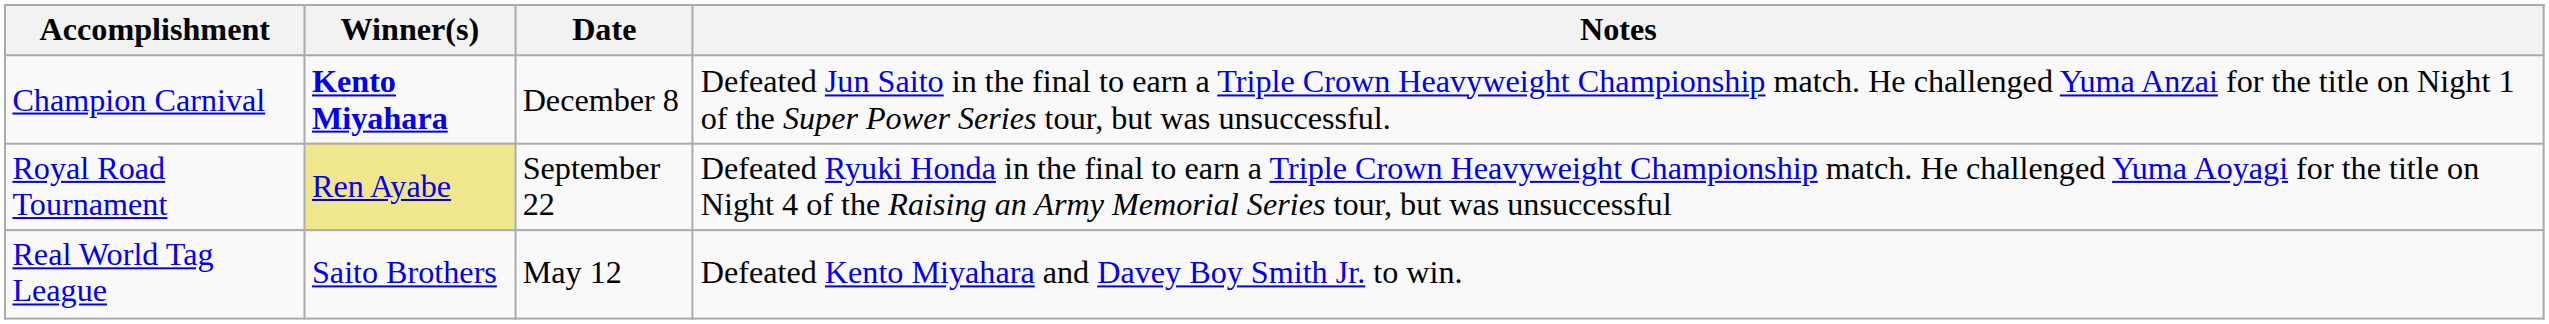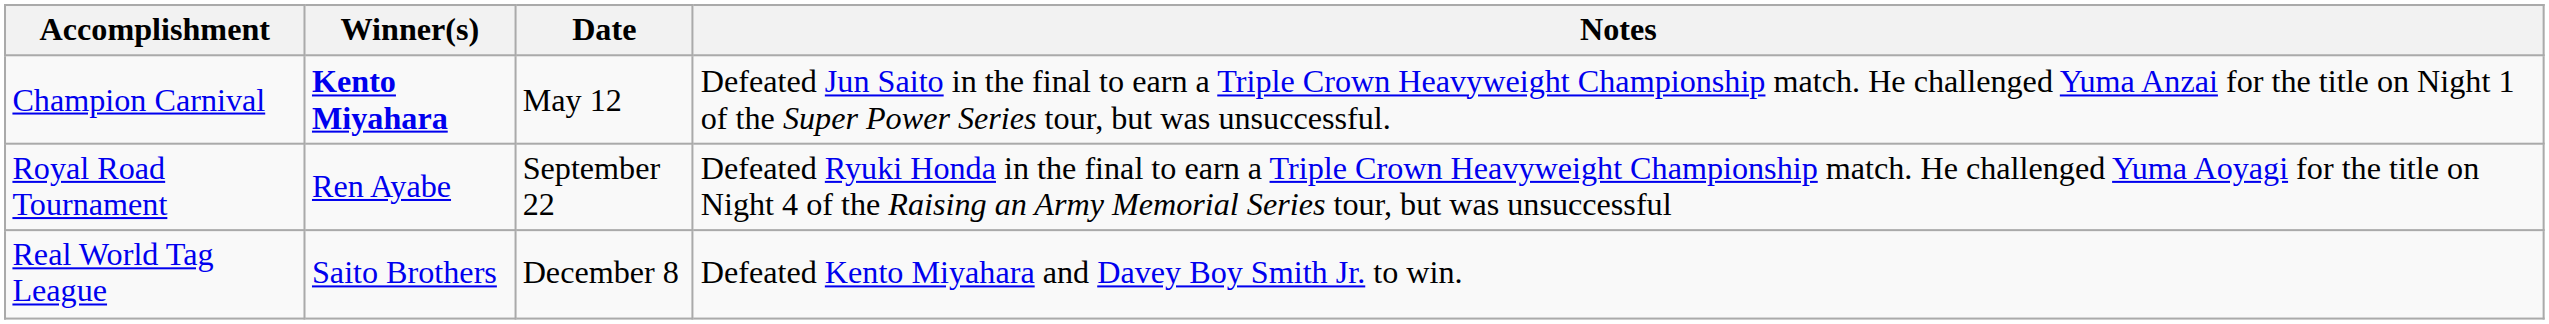(601, 99) December 8 -> (572, 99) May 12
(382, 186) khaki background -> (382, 186) no background
(572, 273) May 12 -> (601, 273) December 8
